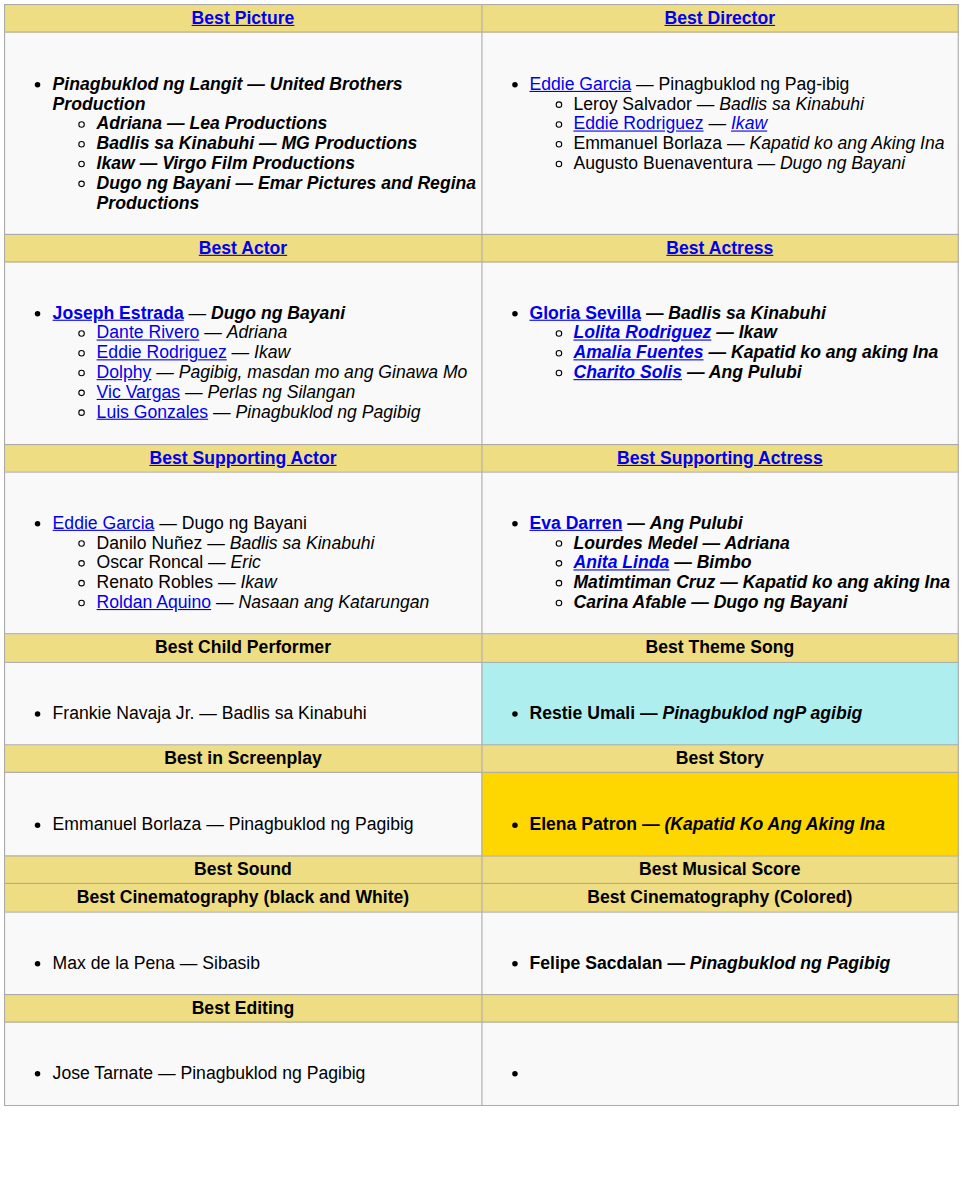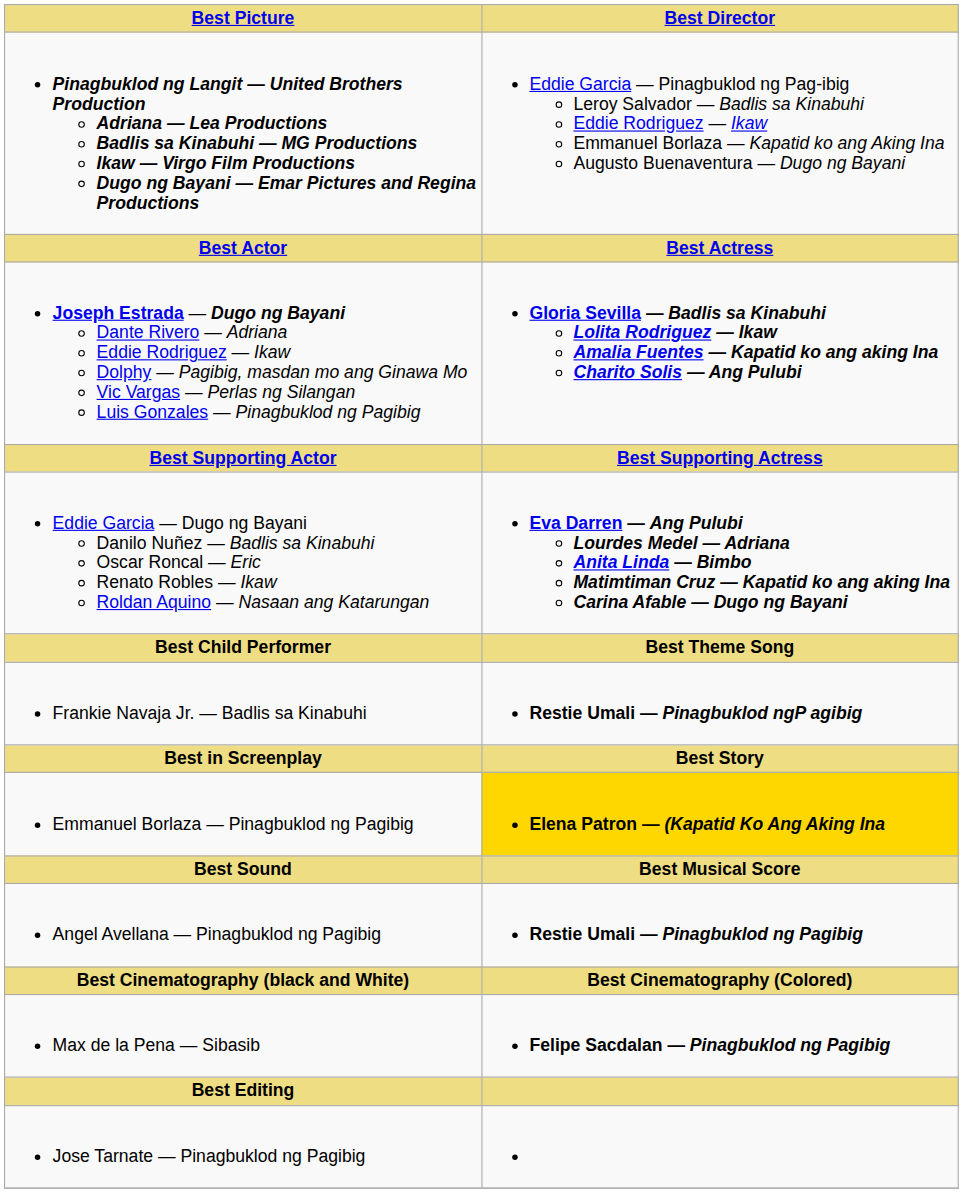(720, 713) paleturquoise background -> (720, 713) no background
+ row: (243, 935)
